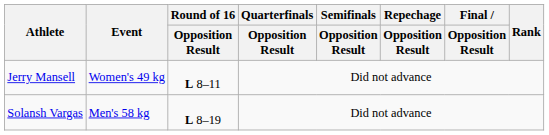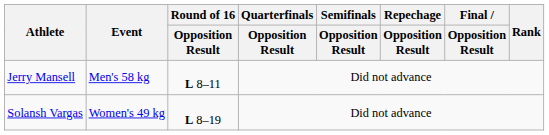(127, 77) Women's 49 kg -> (119, 77) Men's 58 kg
(119, 112) Men's 58 kg -> (127, 112) Women's 49 kg
